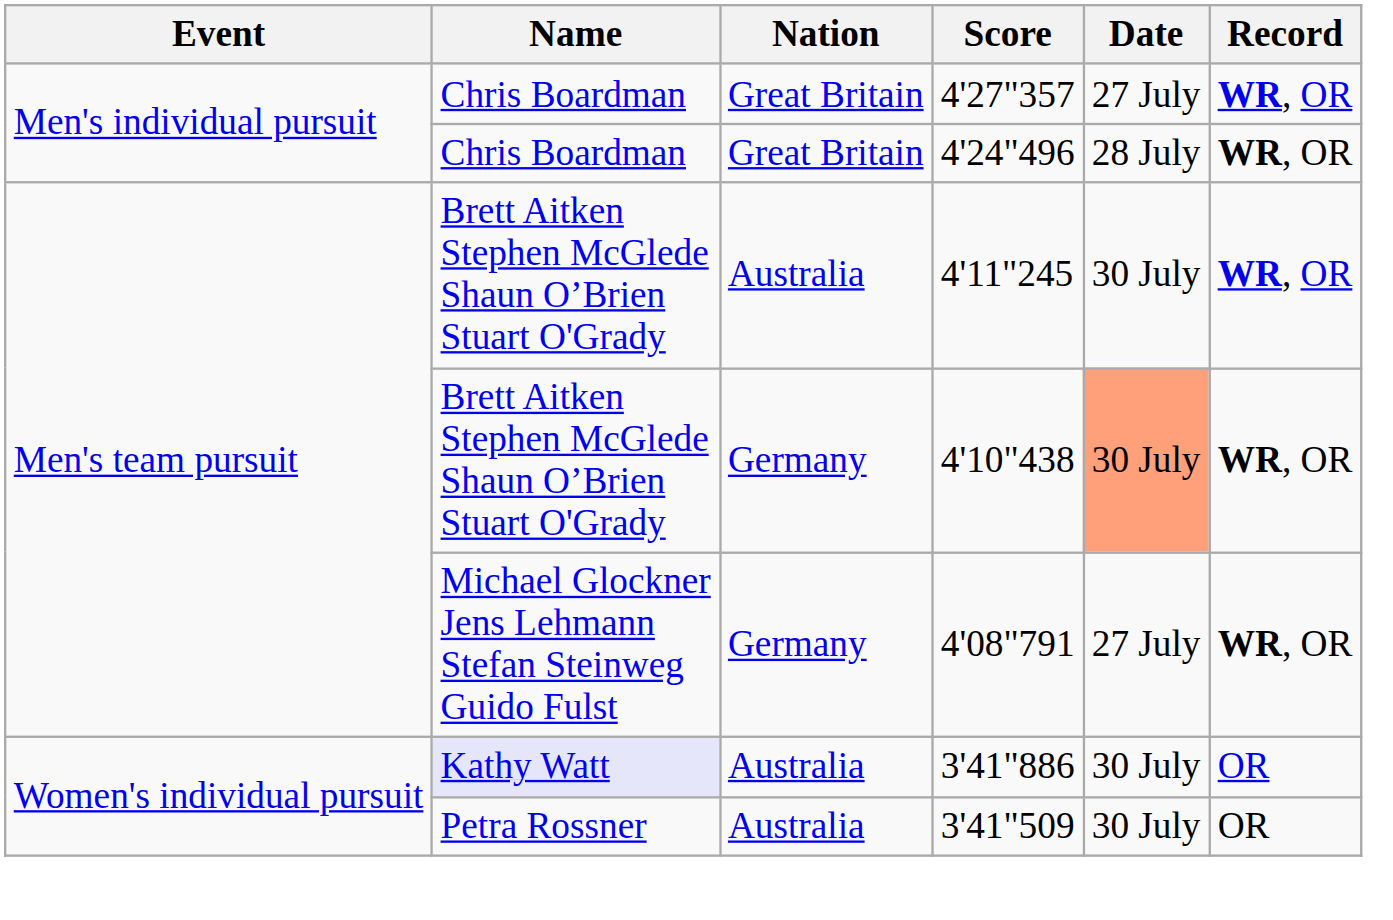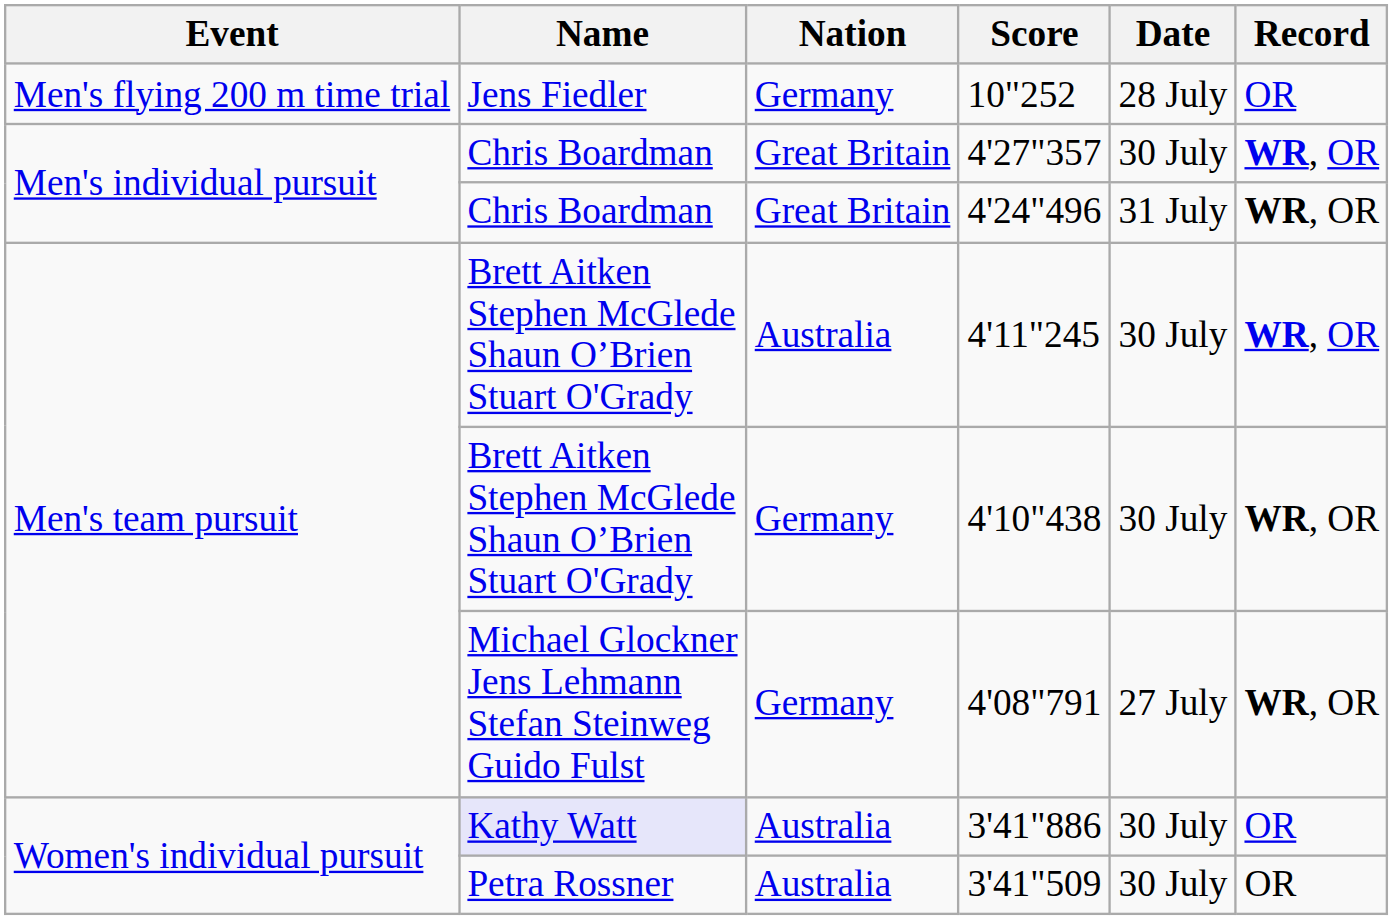+ row: (1022, 93)
(1146, 93) 27 July -> (1173, 152) 30 July
(1146, 152) 28 July -> (1173, 211) 31 July
(1146, 459) lightsalmon background -> (1173, 518) no background
